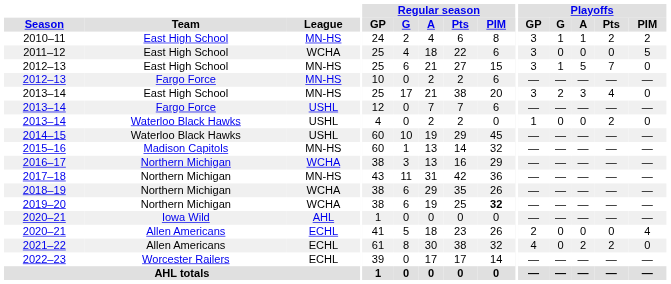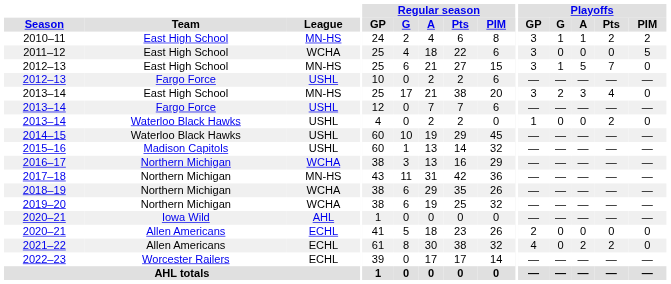(323, 80) MN-HS -> (323, 80) USHL
(323, 149) MN-HS -> (323, 149) USHL
(496, 204) bold -> (496, 204) normal
(647, 231) 4 -> (647, 231) 0
